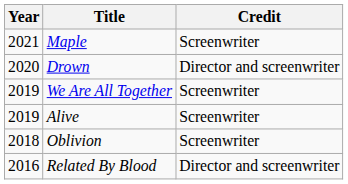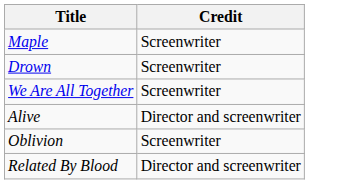- column: (24, 16)
(259, 66) Director and screenwriter -> (181, 66) Screenwriter
(219, 116) Screenwriter -> (221, 116) Director and screenwriter
